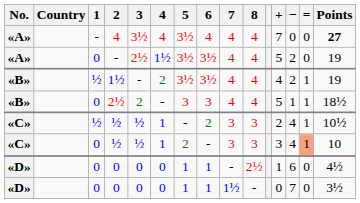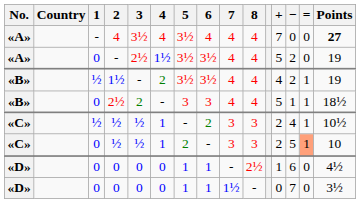(279, 144) 3 -> (279, 144) 2
(293, 144) 4 -> (293, 144) 5
